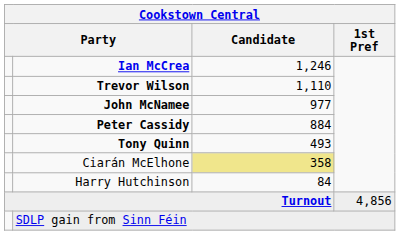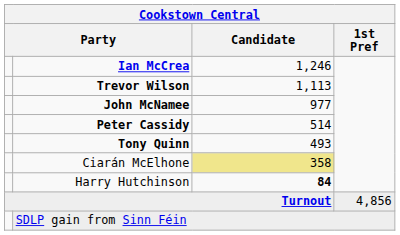(314, 86) 1,110 -> (314, 86) 1,113
(321, 124) 884 -> (321, 124) 514
(324, 182) normal -> (324, 182) bold
